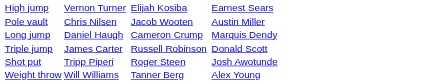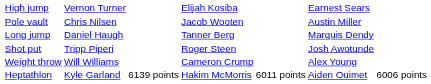(167, 35) Cameron Crump -> (208, 35) Tanner Berg
- row: (29, 48)
(157, 75) Tanner Berg -> (217, 62) Cameron Crump
+ row: (28, 75)
